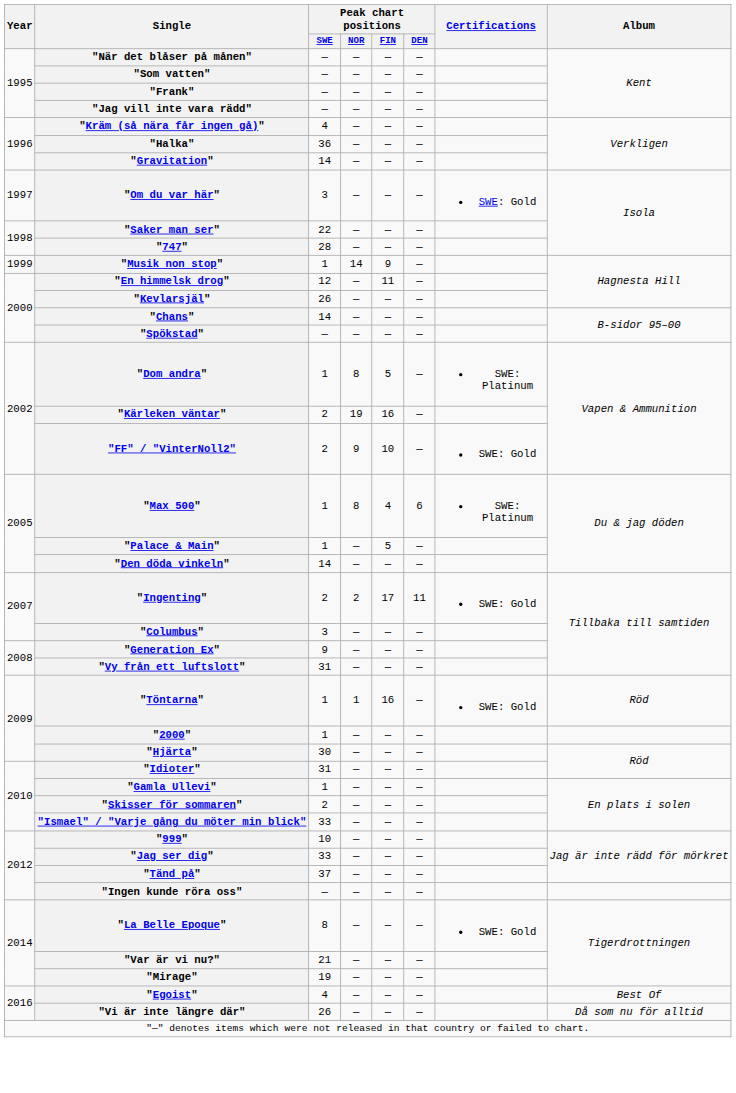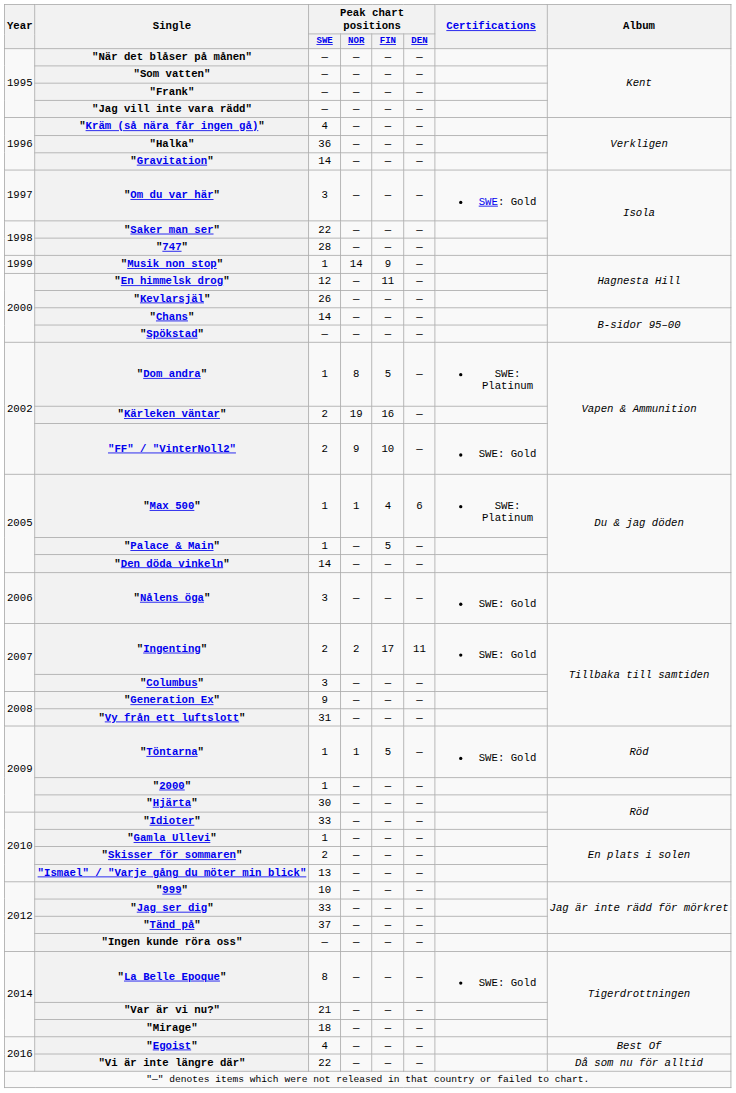(356, 506) 8 -> (356, 506) 1
+ row: (172, 598)
(388, 701) 16 -> (388, 752) 5
(325, 770) 31 -> (325, 821) 33
(325, 822) 33 -> (325, 873) 13
(325, 977) 19 -> (325, 1028) 18
(325, 1012) 26 -> (325, 1063) 22
